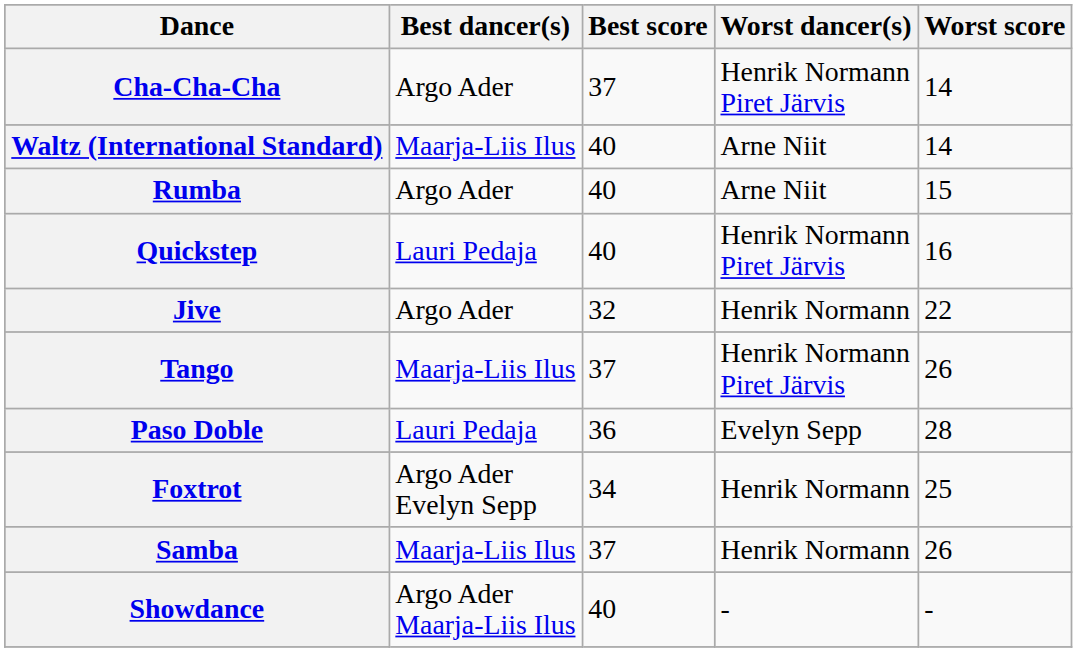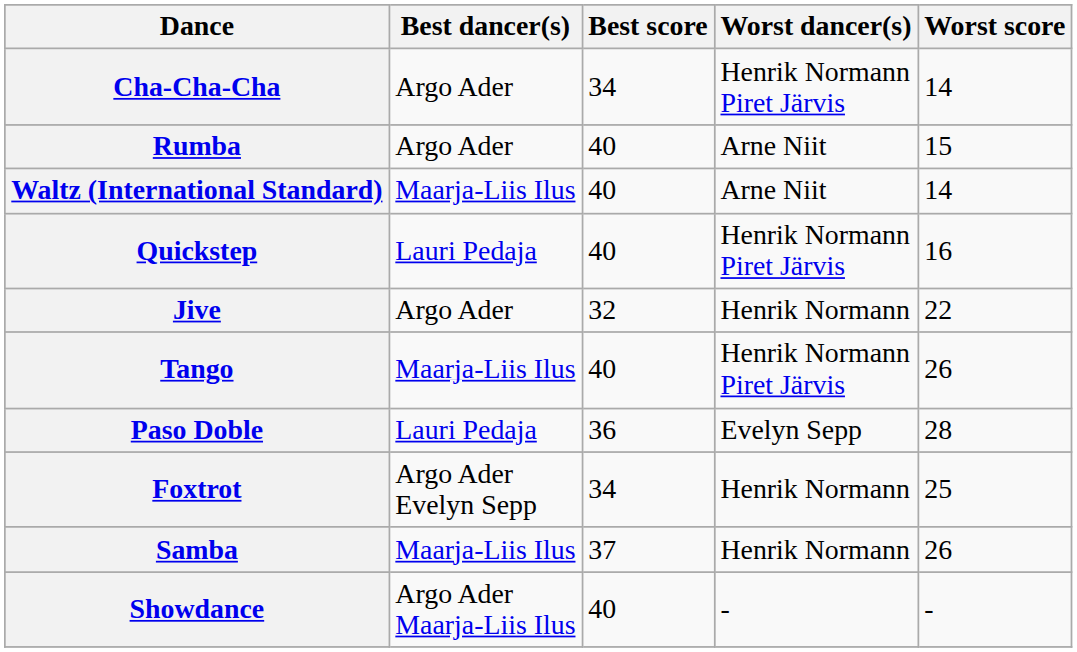(602, 86) 37 -> (602, 86) 34
rows swapped: (197, 146) <-> (197, 190)
(602, 369) 37 -> (602, 369) 40
